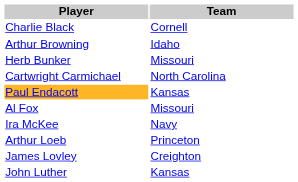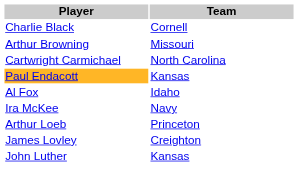(165, 44) Idaho -> (172, 44) Missouri
- row: (38, 60)
(172, 108) Missouri -> (165, 92) Idaho
